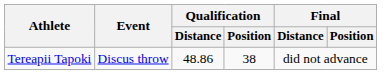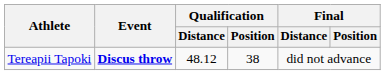(133, 58) normal -> (135, 58) bold
(198, 58) 48.86 -> (202, 58) 48.12
